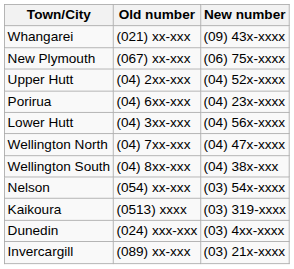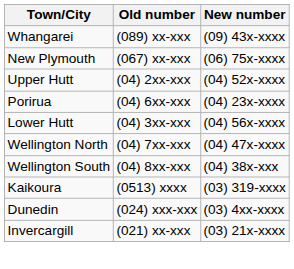(153, 36) (021) xx-xxx -> (153, 36) (089) xx-xxx
- row: (29, 187)
(153, 252) (089) xx-xxx -> (153, 230) (021) xx-xxx
